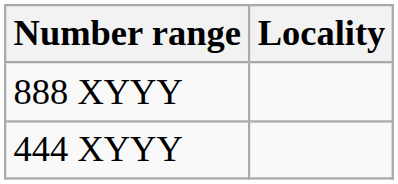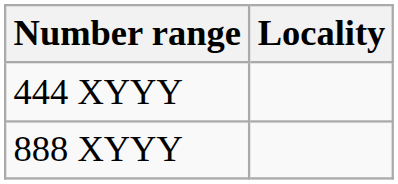rows swapped: (98, 149) <-> (98, 91)
